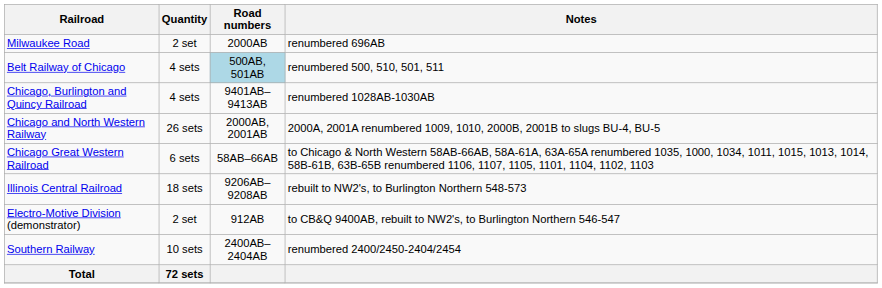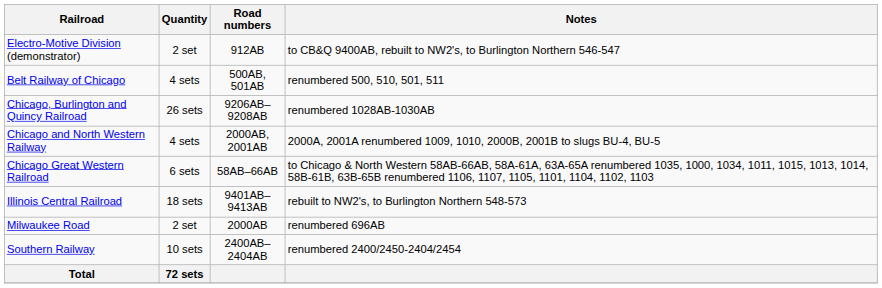rows swapped: (64, 219) <-> (48, 43)
(248, 67) lightblue background -> (248, 80) no background
(185, 98) 4 sets -> (185, 110) 26 sets
(248, 98) 9401AB–9413AB -> (248, 110) 9206AB–9208AB
(185, 128) 26 sets -> (185, 141) 4 sets
(248, 189) 9206AB–9208AB -> (248, 201) 9401AB–9413AB
